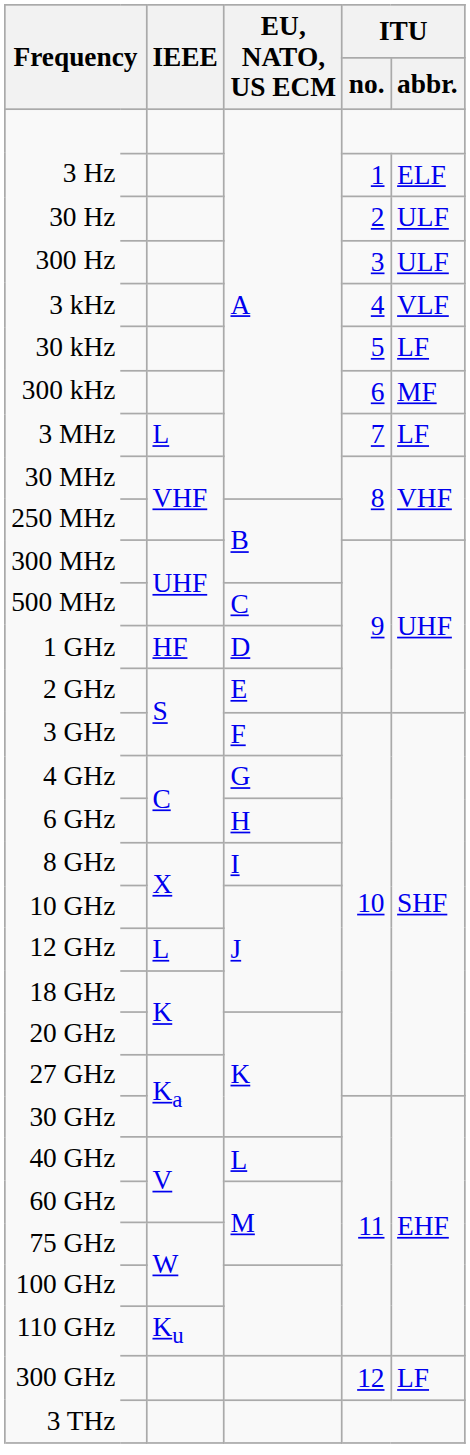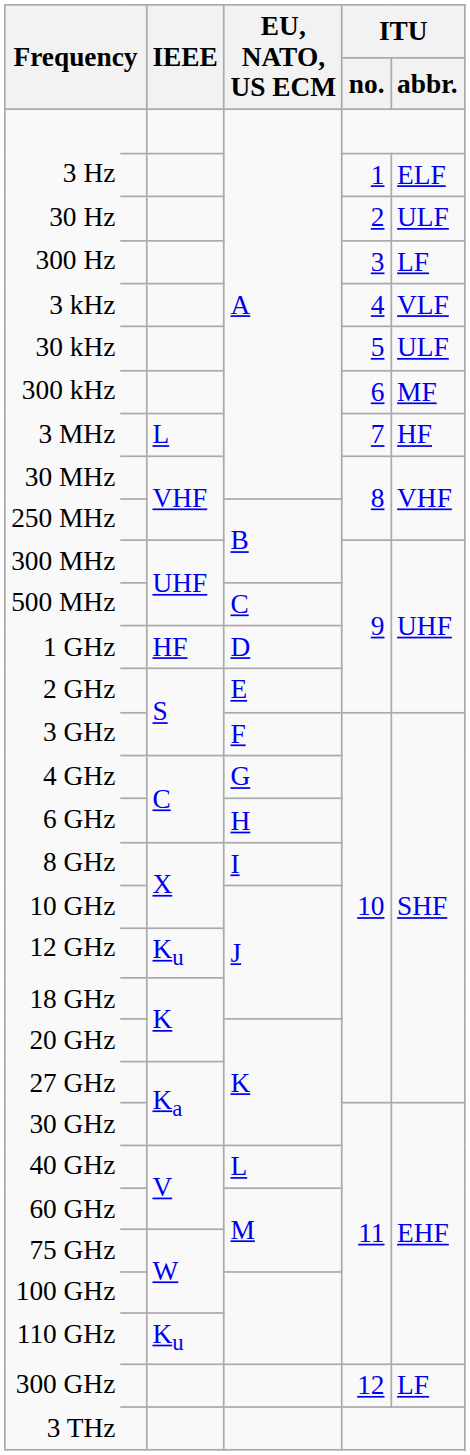(423, 261) ULF -> (413, 261) LF
(413, 348) LF -> (423, 348) ULF
(413, 434) LF -> (415, 434) HF
(161, 948) L -> (168, 952) Ku
